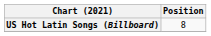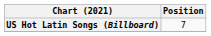(183, 25) 8 -> (183, 25) 7
